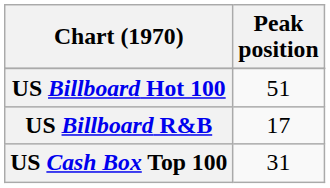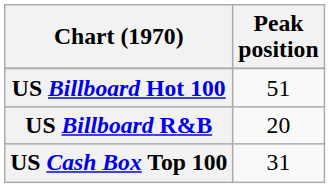(278, 125) 17 -> (278, 125) 20
